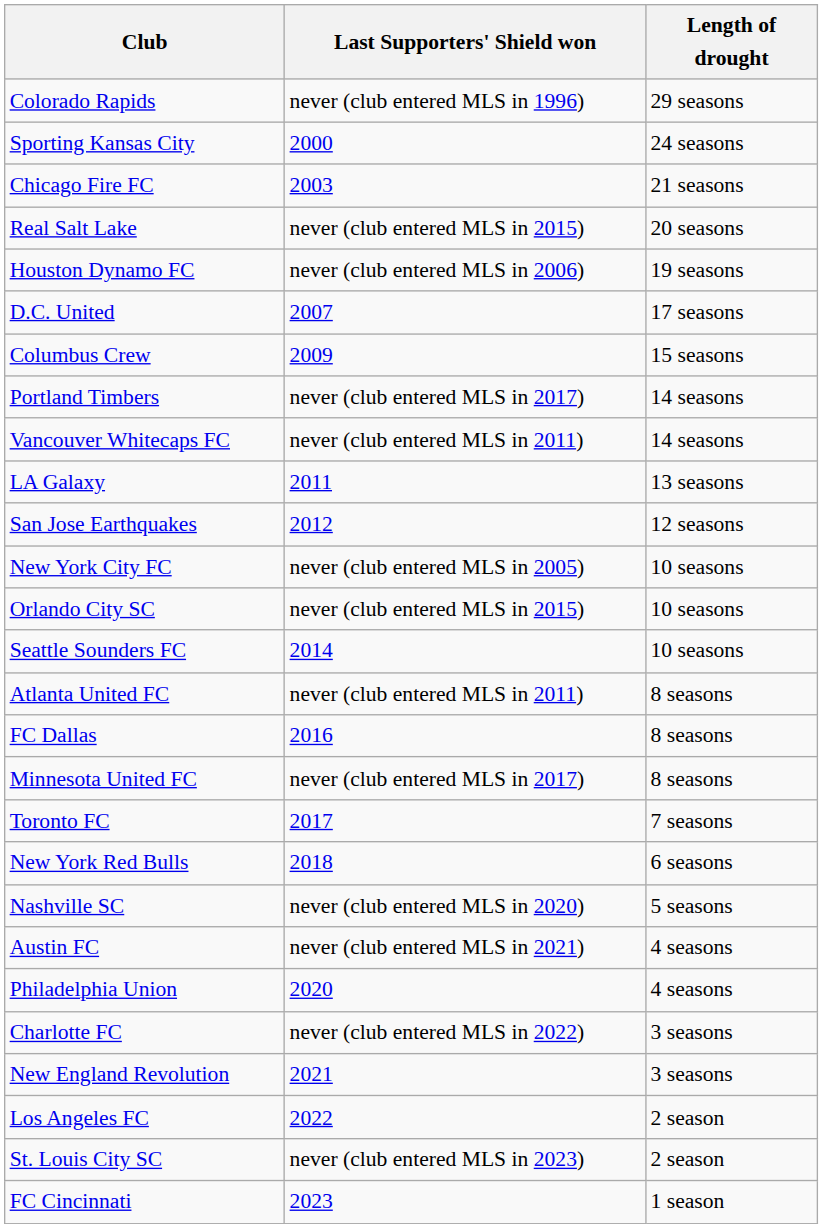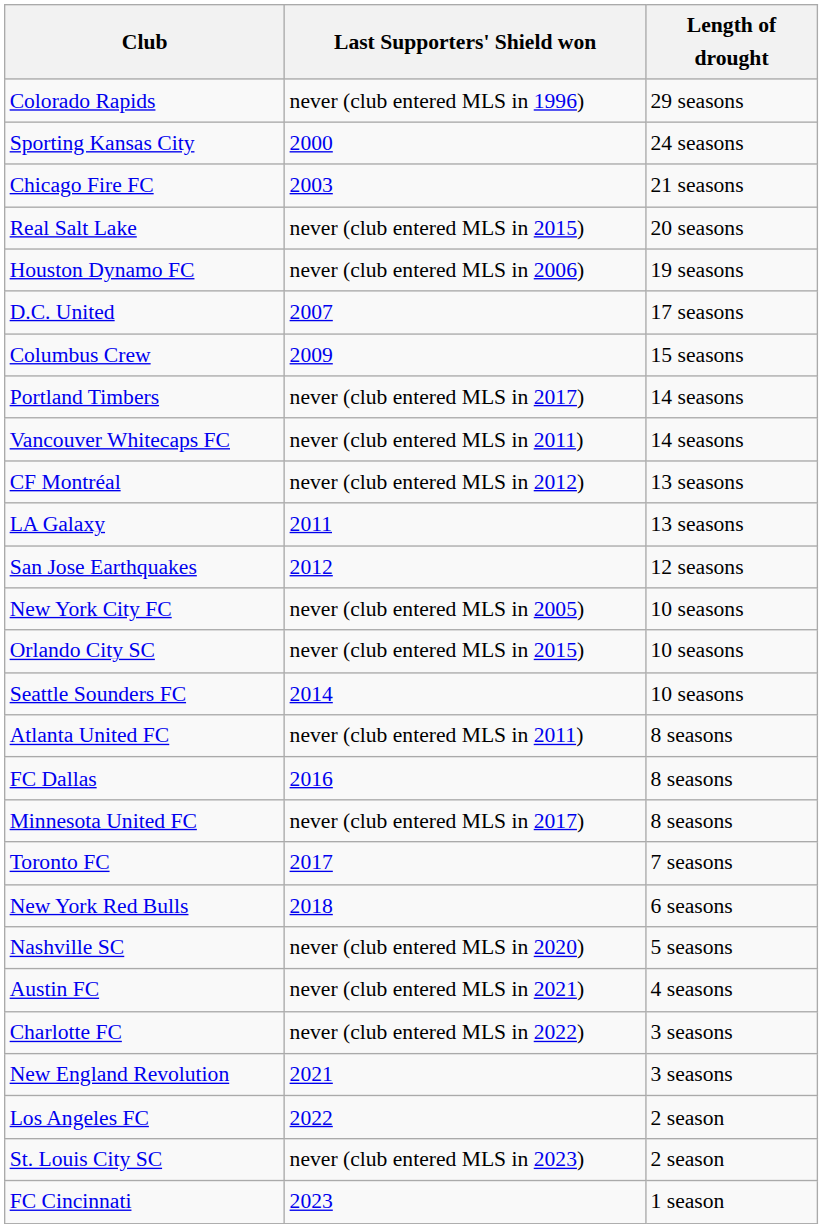+ row: (65, 481)
- row: (93, 989)
